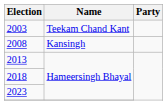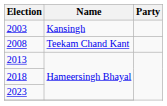(88, 28) Teekam Chand Kant -> (66, 28) Kansingh
(66, 44) Kansingh -> (88, 44) Teekam Chand Kant
